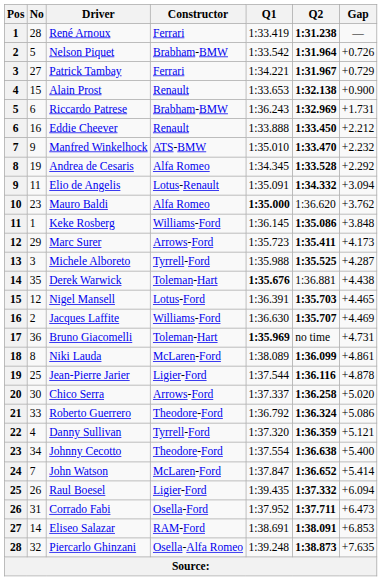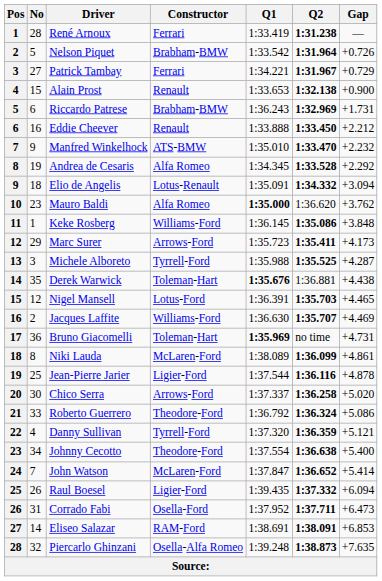(35, 185) 11 -> (36, 185) 18
